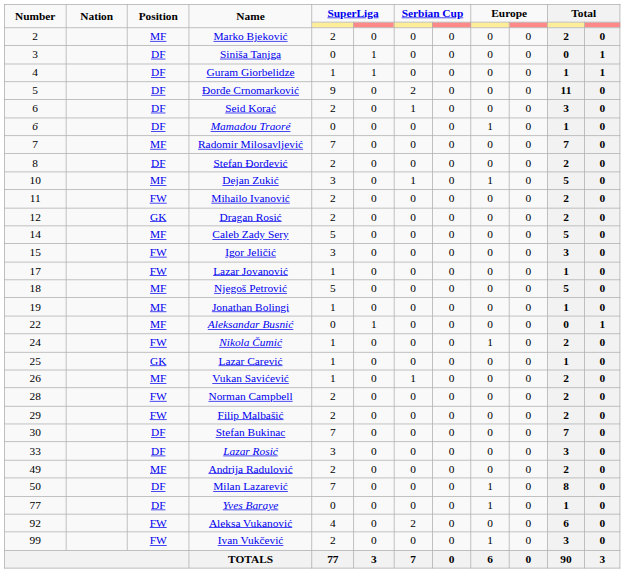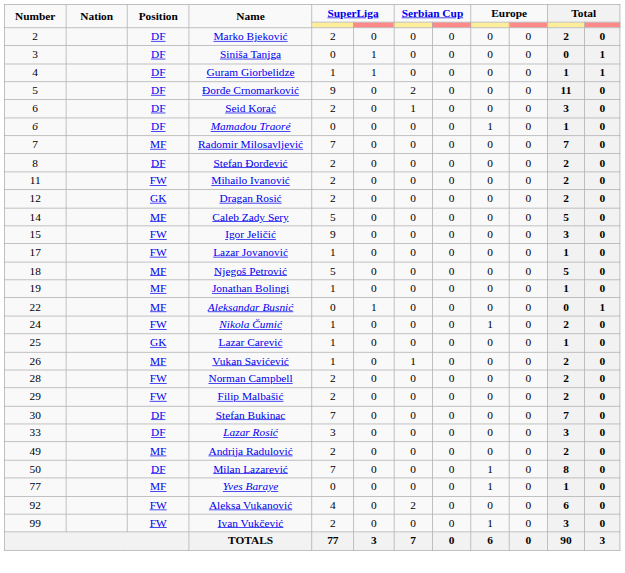(158, 36) MF -> (158, 36) DF
- row: (251, 180)
(333, 252) 3 -> (333, 234) 9
(158, 505) DF -> (158, 487) MF
